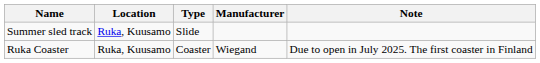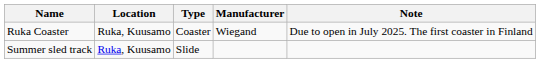rows swapped: (50, 31) <-> (38, 49)
